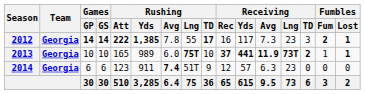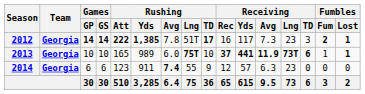(191, 40) 55 -> (191, 40) 51T
(308, 54) 2 -> (308, 54) 6
(191, 68) 51T -> (191, 68) 55
